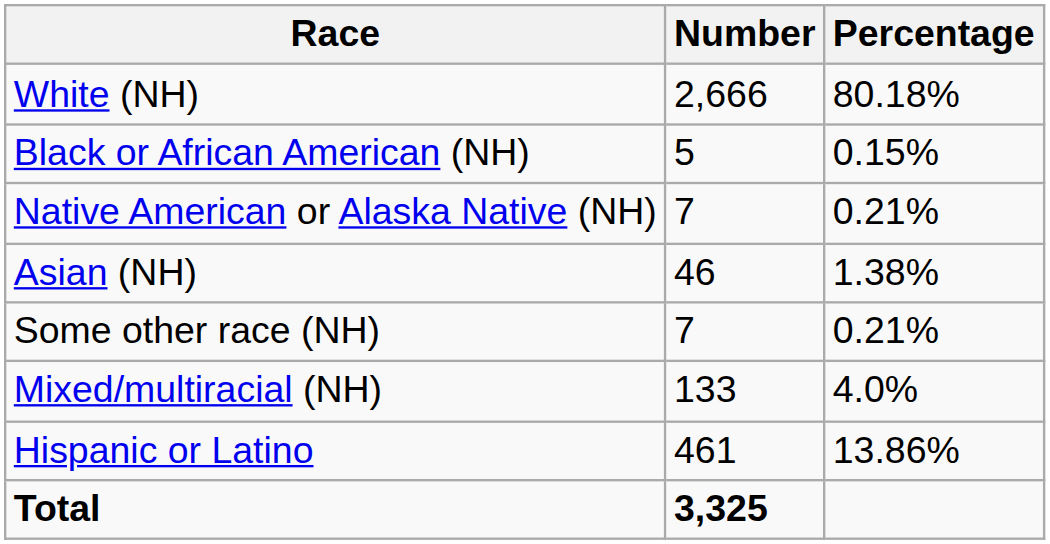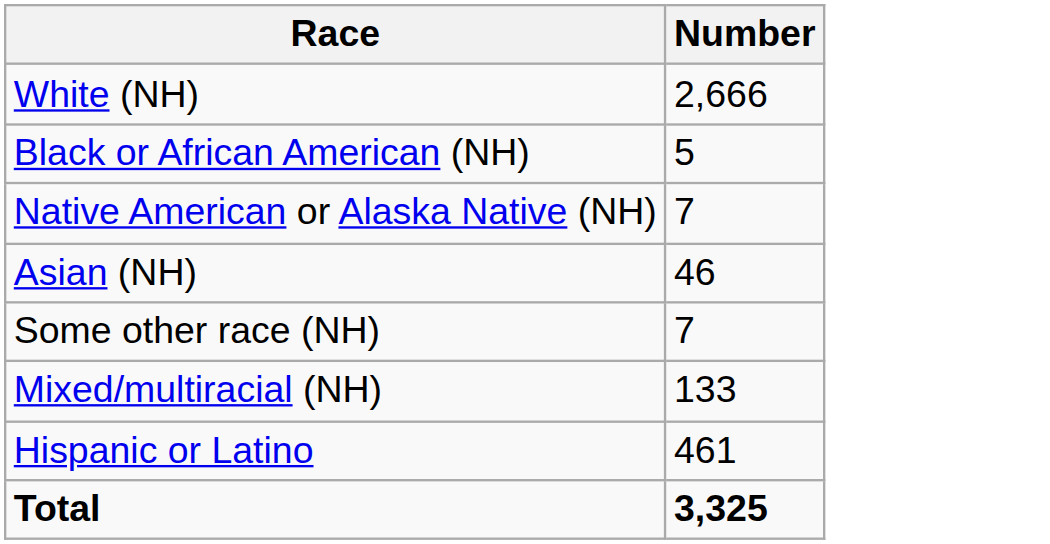- column: (934, 34)
